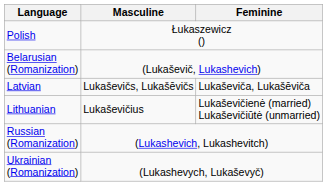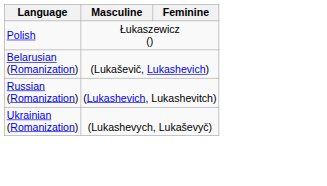- row: (24, 86)
- row: (31, 109)
